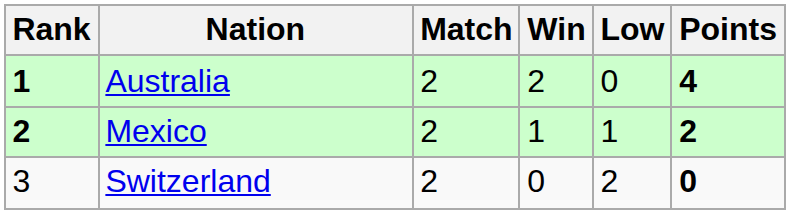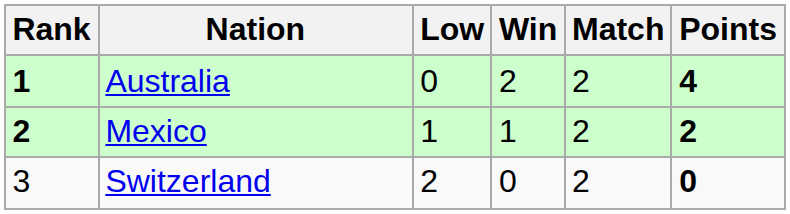columns swapped: (466, 29) <-> (632, 29)
